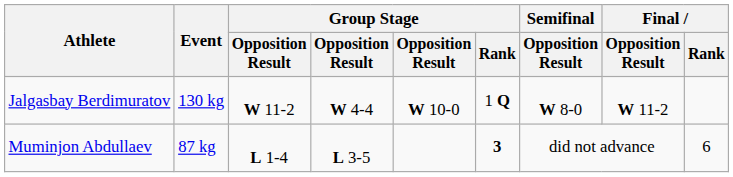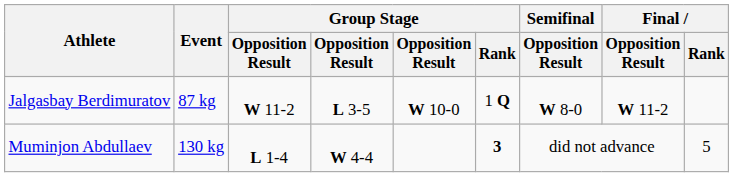(201, 100) 130 kg -> (197, 100) 87 kg
(351, 110) W 4-4 -> (351, 110) L 3-5
(197, 147) 87 kg -> (201, 147) 130 kg
(351, 157) L 3-5 -> (351, 157) W 4-4
(706, 147) 6 -> (706, 147) 5
